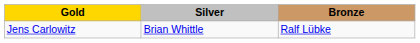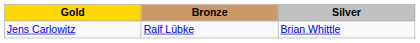columns swapped: (210, 12) <-> (346, 12)
